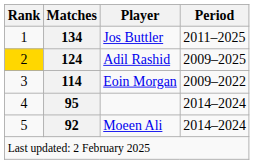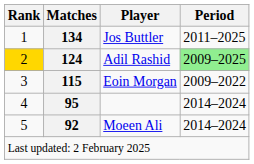(215, 59) no background -> (215, 59) lightgreen background
(72, 81) 114 -> (72, 81) 115
